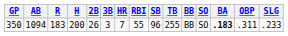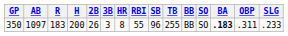(36, 25) 1094 -> (36, 25) 1097
(122, 25) 7 -> (122, 25) 8
